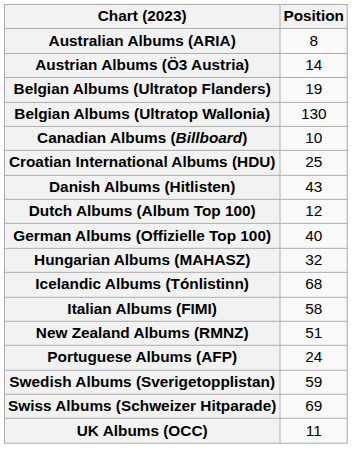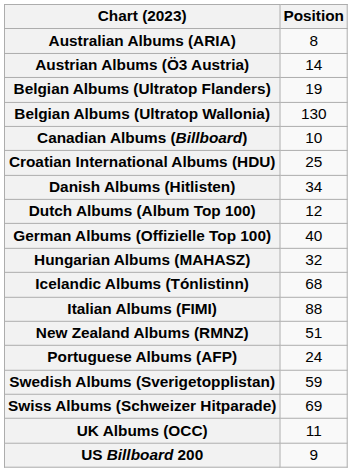(314, 187) 43 -> (314, 187) 34
(314, 308) 58 -> (314, 308) 88
+ row: (142, 455)
